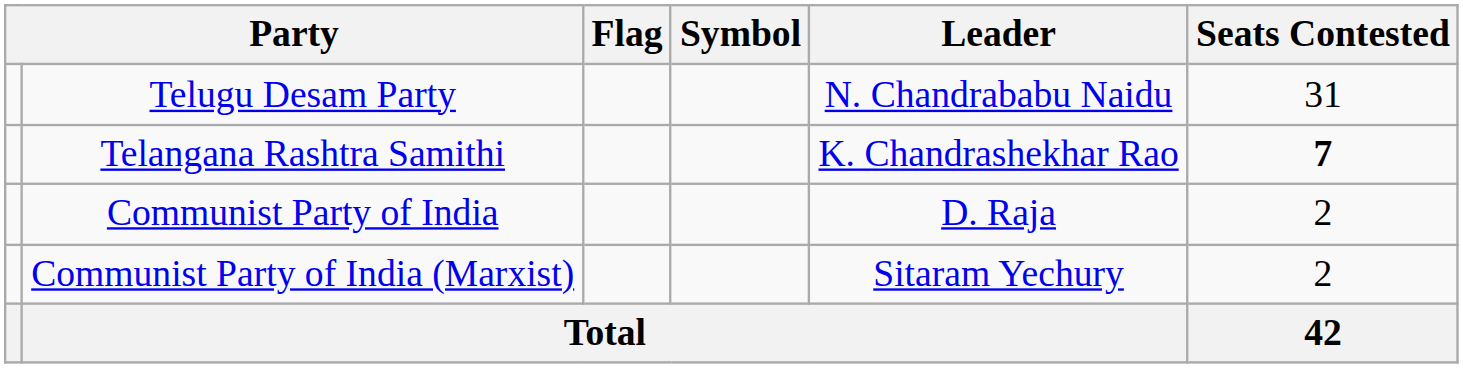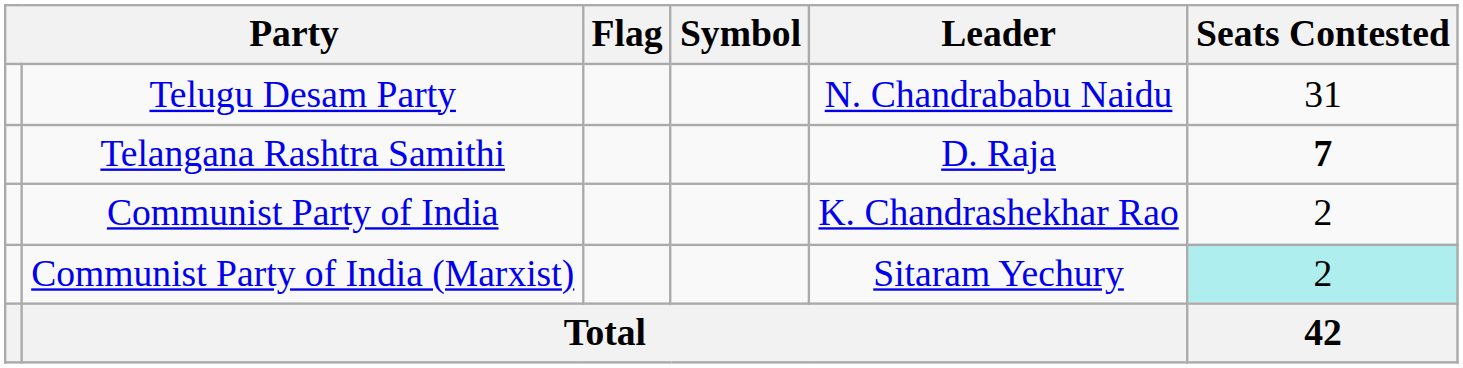(999, 153) K. Chandrashekhar Rao -> (999, 153) D. Raja
(999, 213) D. Raja -> (999, 213) K. Chandrashekhar Rao
(1323, 272) no background -> (1323, 272) paleturquoise background
